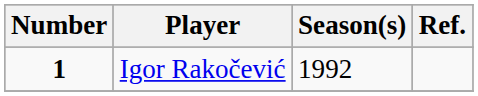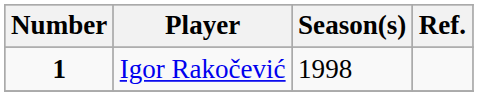(325, 68) 1992 -> (325, 68) 1998
